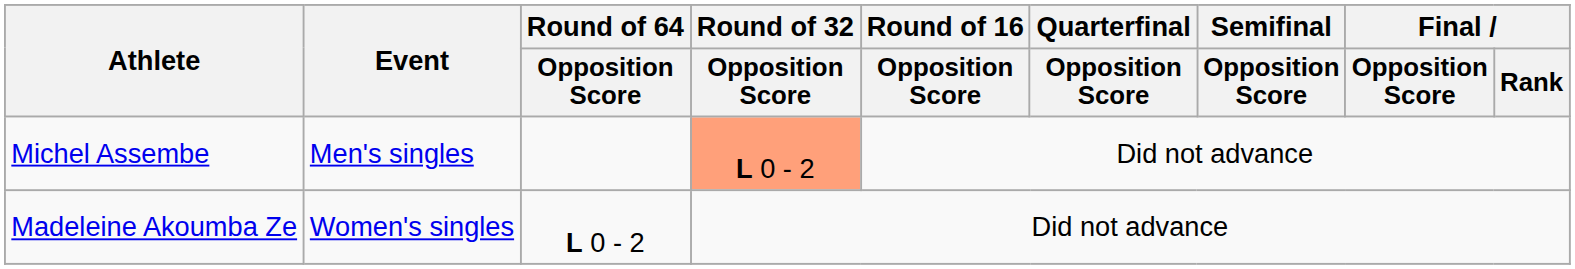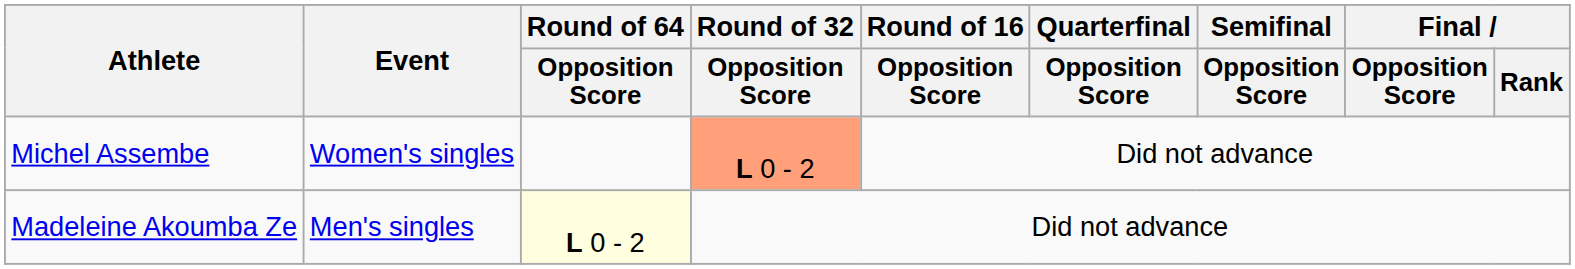(392, 154) Men's singles -> (412, 154) Women's singles
(412, 227) Women's singles -> (392, 227) Men's singles
(605, 242) no background -> (605, 242) lightyellow background
